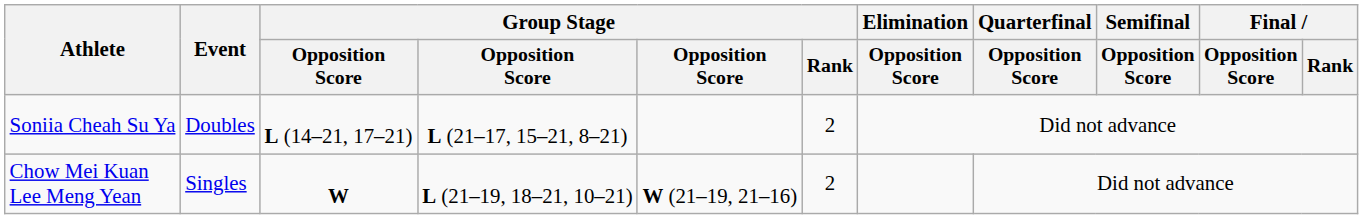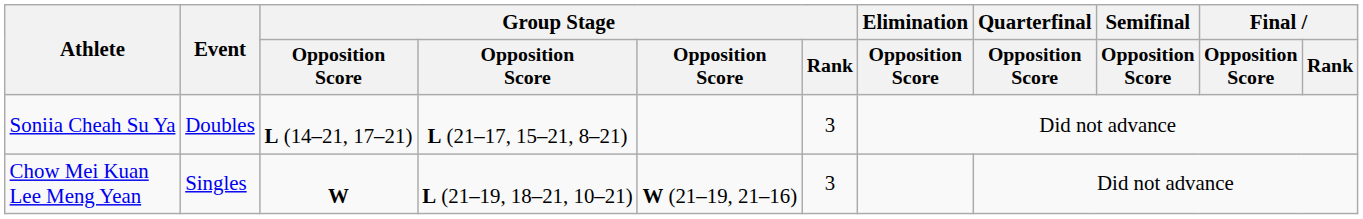(830, 124) 2 -> (830, 124) 3
(830, 183) 2 -> (830, 183) 3
